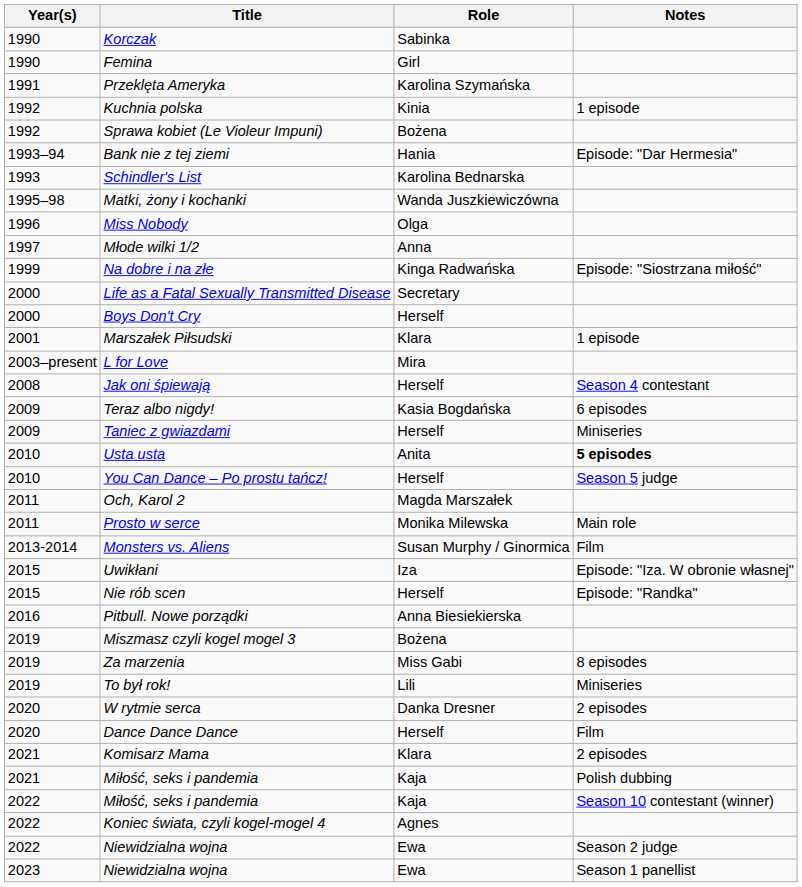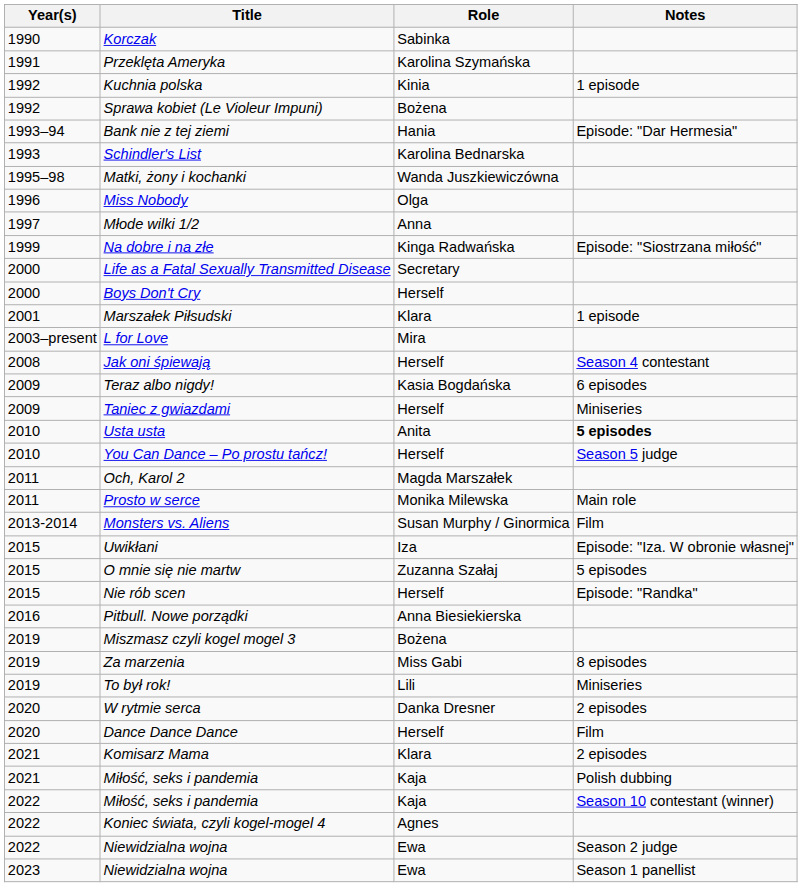- row: (24, 62)
+ row: (24, 570)
